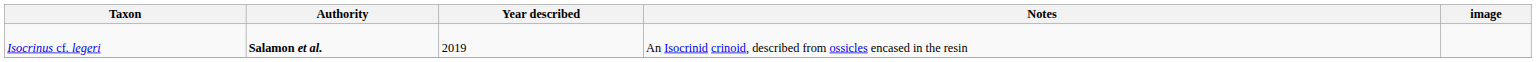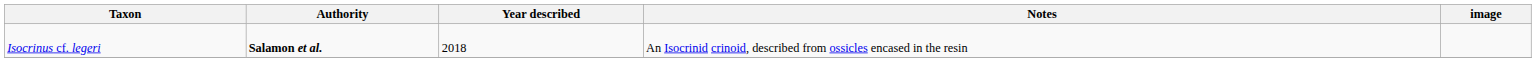(454, 47) 2019 -> (454, 47) 2018
